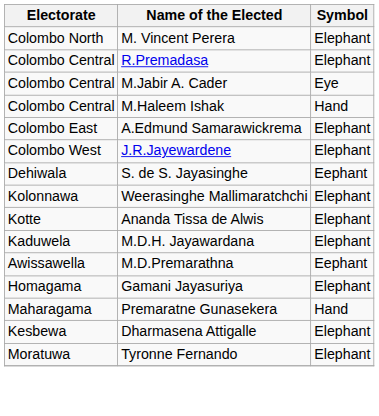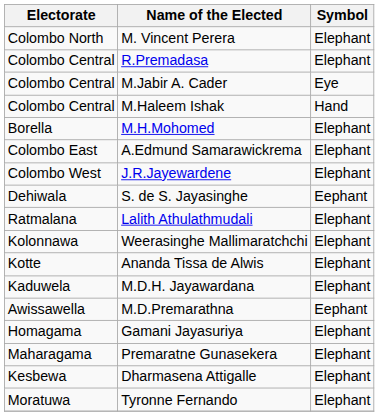+ row: (168, 128)
+ row: (187, 219)
(331, 309) Hand -> (342, 354) Elephant
